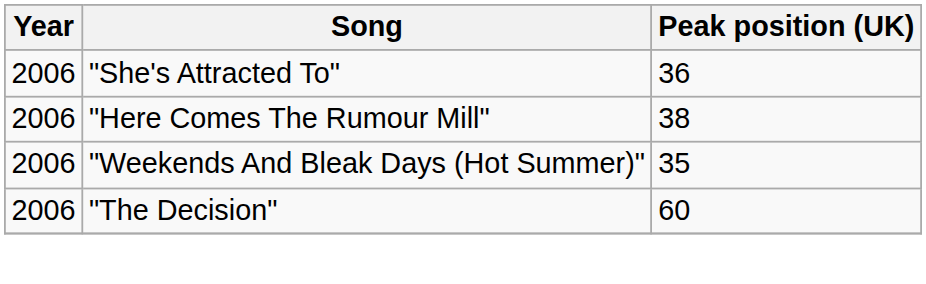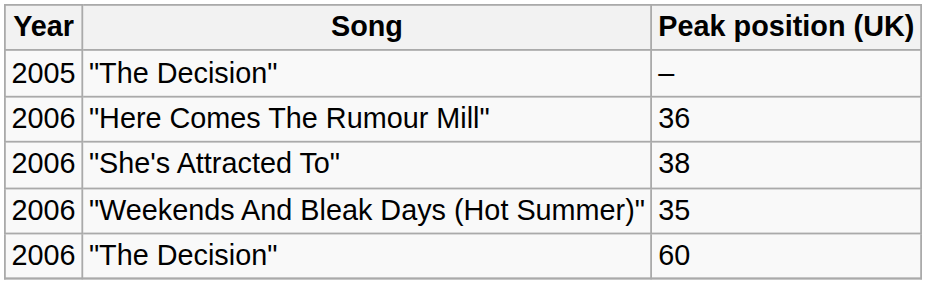+ row: (666, 73)
(214, 73) "She's Attracted To" -> (289, 118) "Here Comes The Rumour Mill"
(289, 118) "Here Comes The Rumour Mill" -> (214, 164) "She's Attracted To"
